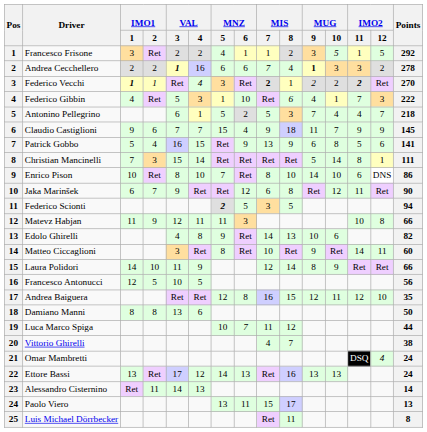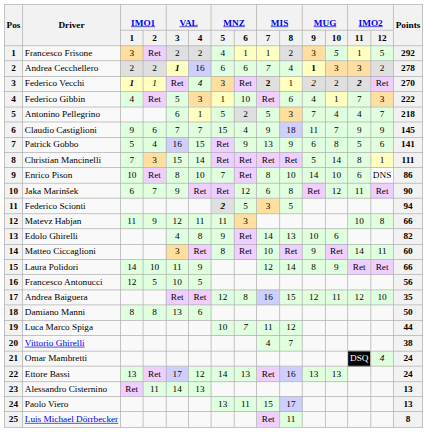(408, 388) 14 -> (408, 388) 13
